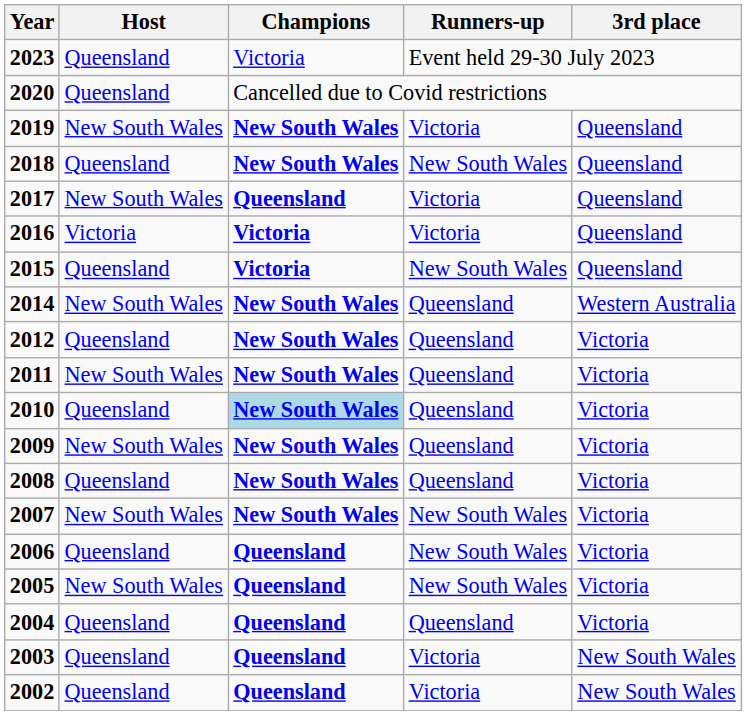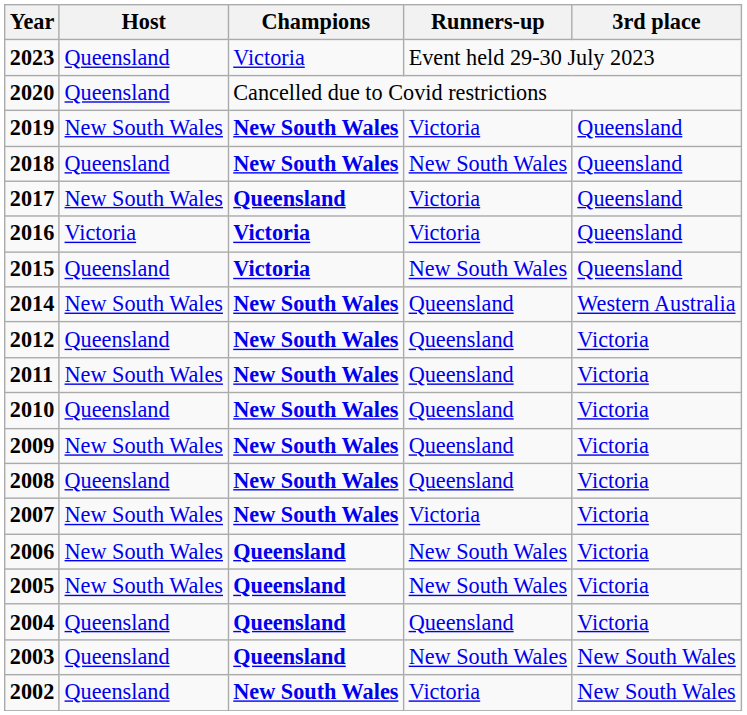(316, 410) lightblue background -> (316, 410) no background
(488, 515) New South Wales -> (444, 515) Victoria
(117, 551) Queensland -> (144, 551) New South Wales
(444, 657) Victoria -> (488, 657) New South Wales
(289, 692) Queensland -> (316, 692) New South Wales
